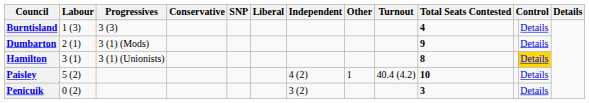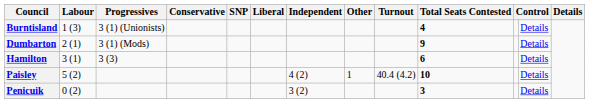(108, 28) 3 (3) -> (132, 28) 3 (1) (Unionists)
(132, 59) 3 (1) (Unionists) -> (108, 59) 3 (3)
(423, 59) 8 -> (423, 59) 6
(534, 59) gold background -> (534, 59) no background
